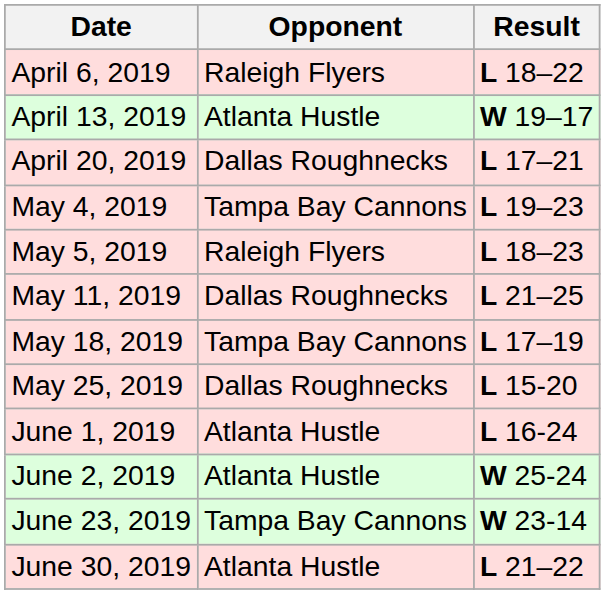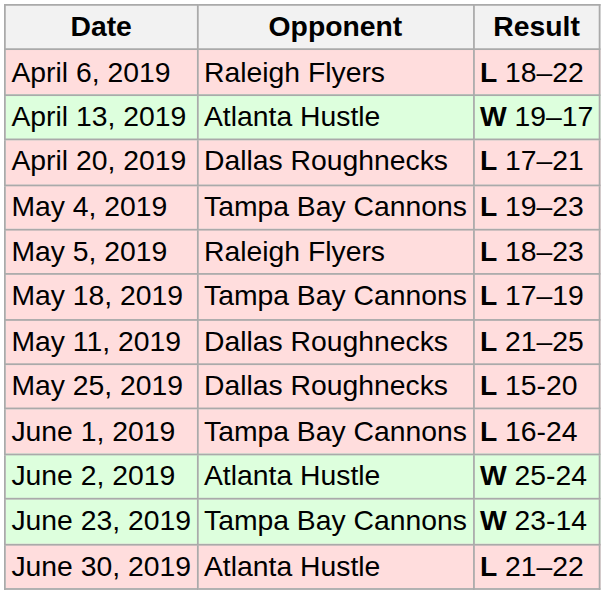rows swapped: (96, 296) <-> (97, 341)
(292, 431) Atlanta Hustle -> (335, 431) Tampa Bay Cannons
